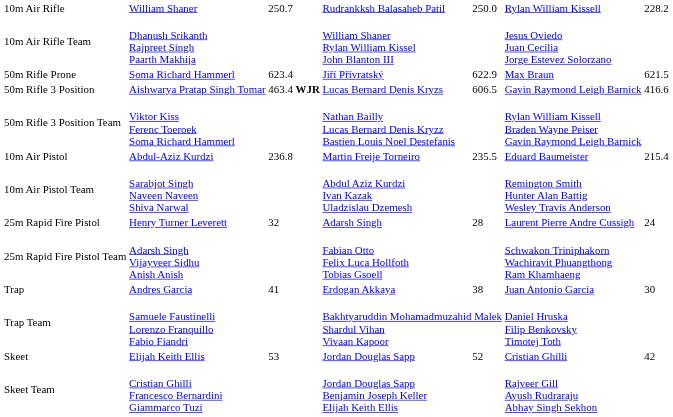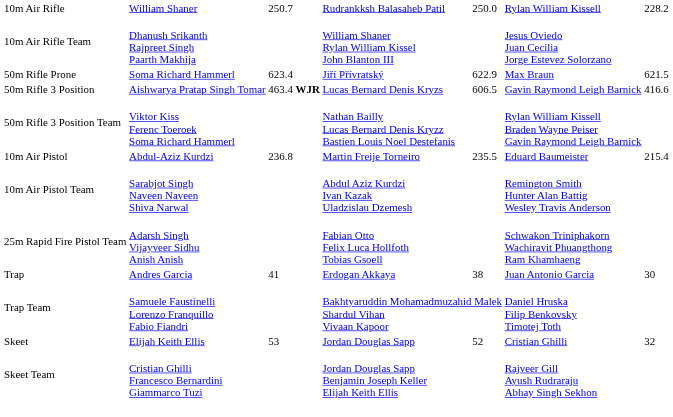- row: (52, 223)
(650, 356) 42 -> (650, 341) 32
